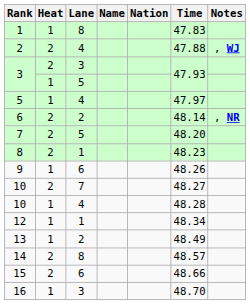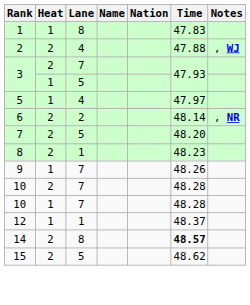(81, 65) 3 -> (81, 65) 7
(81, 169) 6 -> (81, 169) 7
(190, 187) 48.27 -> (190, 187) 48.28
(81, 204) 4 -> (81, 204) 7
(190, 222) 48.34 -> (190, 222) 48.37
- row: (20, 239)
(190, 256) normal -> (190, 239) bold
(81, 274) 6 -> (81, 256) 5
(190, 274) 48.66 -> (190, 256) 48.62
- row: (20, 291)
